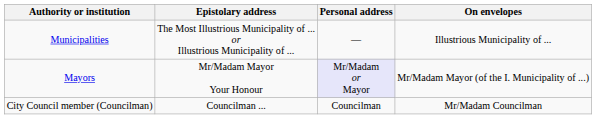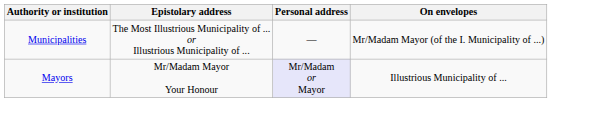(493, 39) Illustrious Municipality of ... -> (448, 39) Mr/Madam Mayor (of the I. Municipality of ...)
(493, 78) Mr/Madam Mayor (of the I. Municipality of ...) -> (448, 78) Illustrious Municipality of ...
- row: (80, 105)
